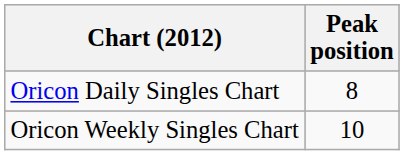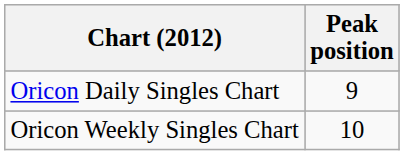(352, 90) 8 -> (352, 90) 9
